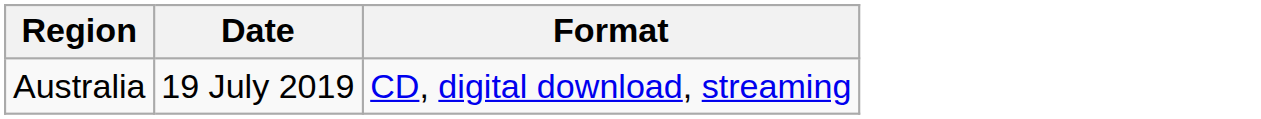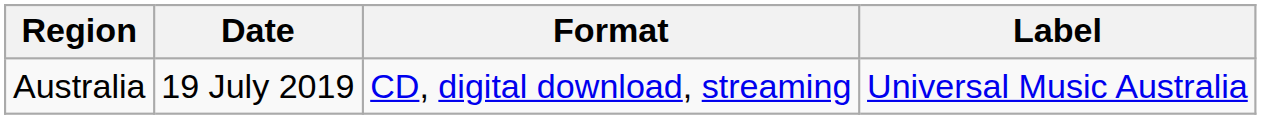+ column: (1057, 31)
